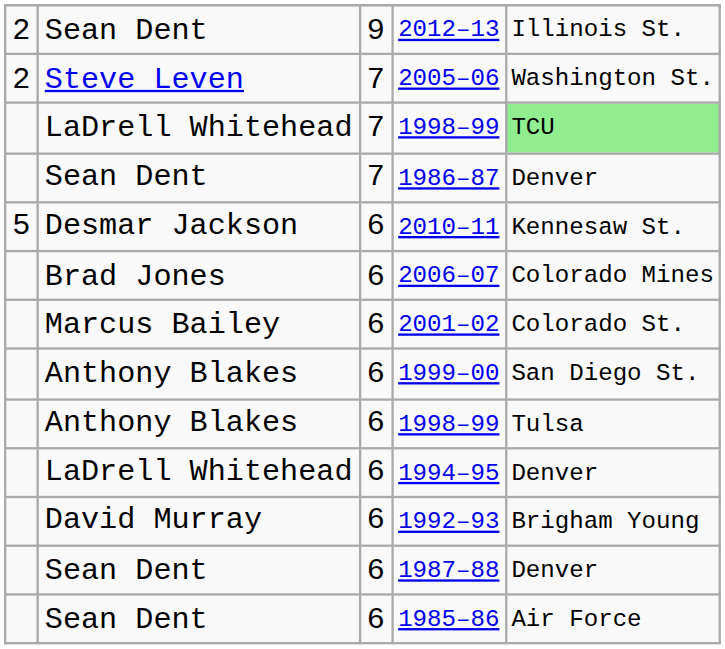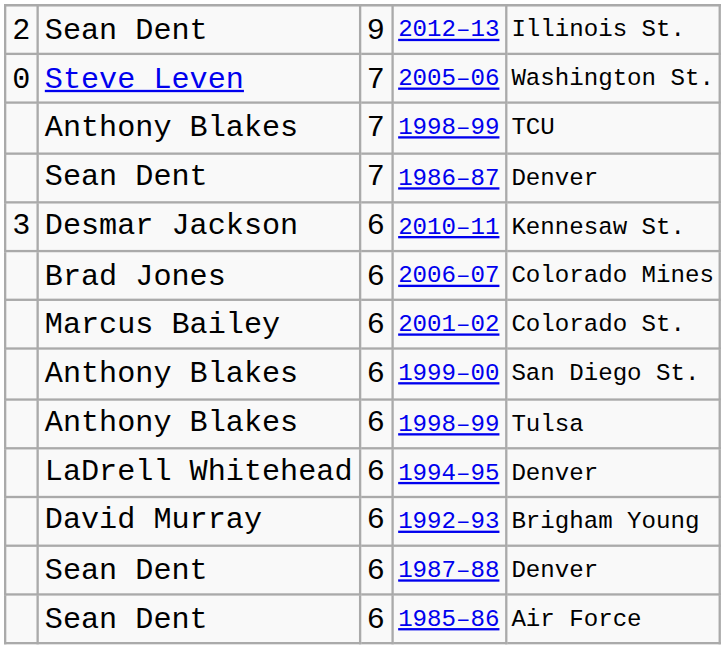(21, 79) 2 -> (21, 79) 0
(199, 128) LaDrell Whitehead -> (172, 128) Anthony Blakes
(533, 128) lightgreen background -> (533, 128) no background
(21, 226) 5 -> (21, 226) 3
